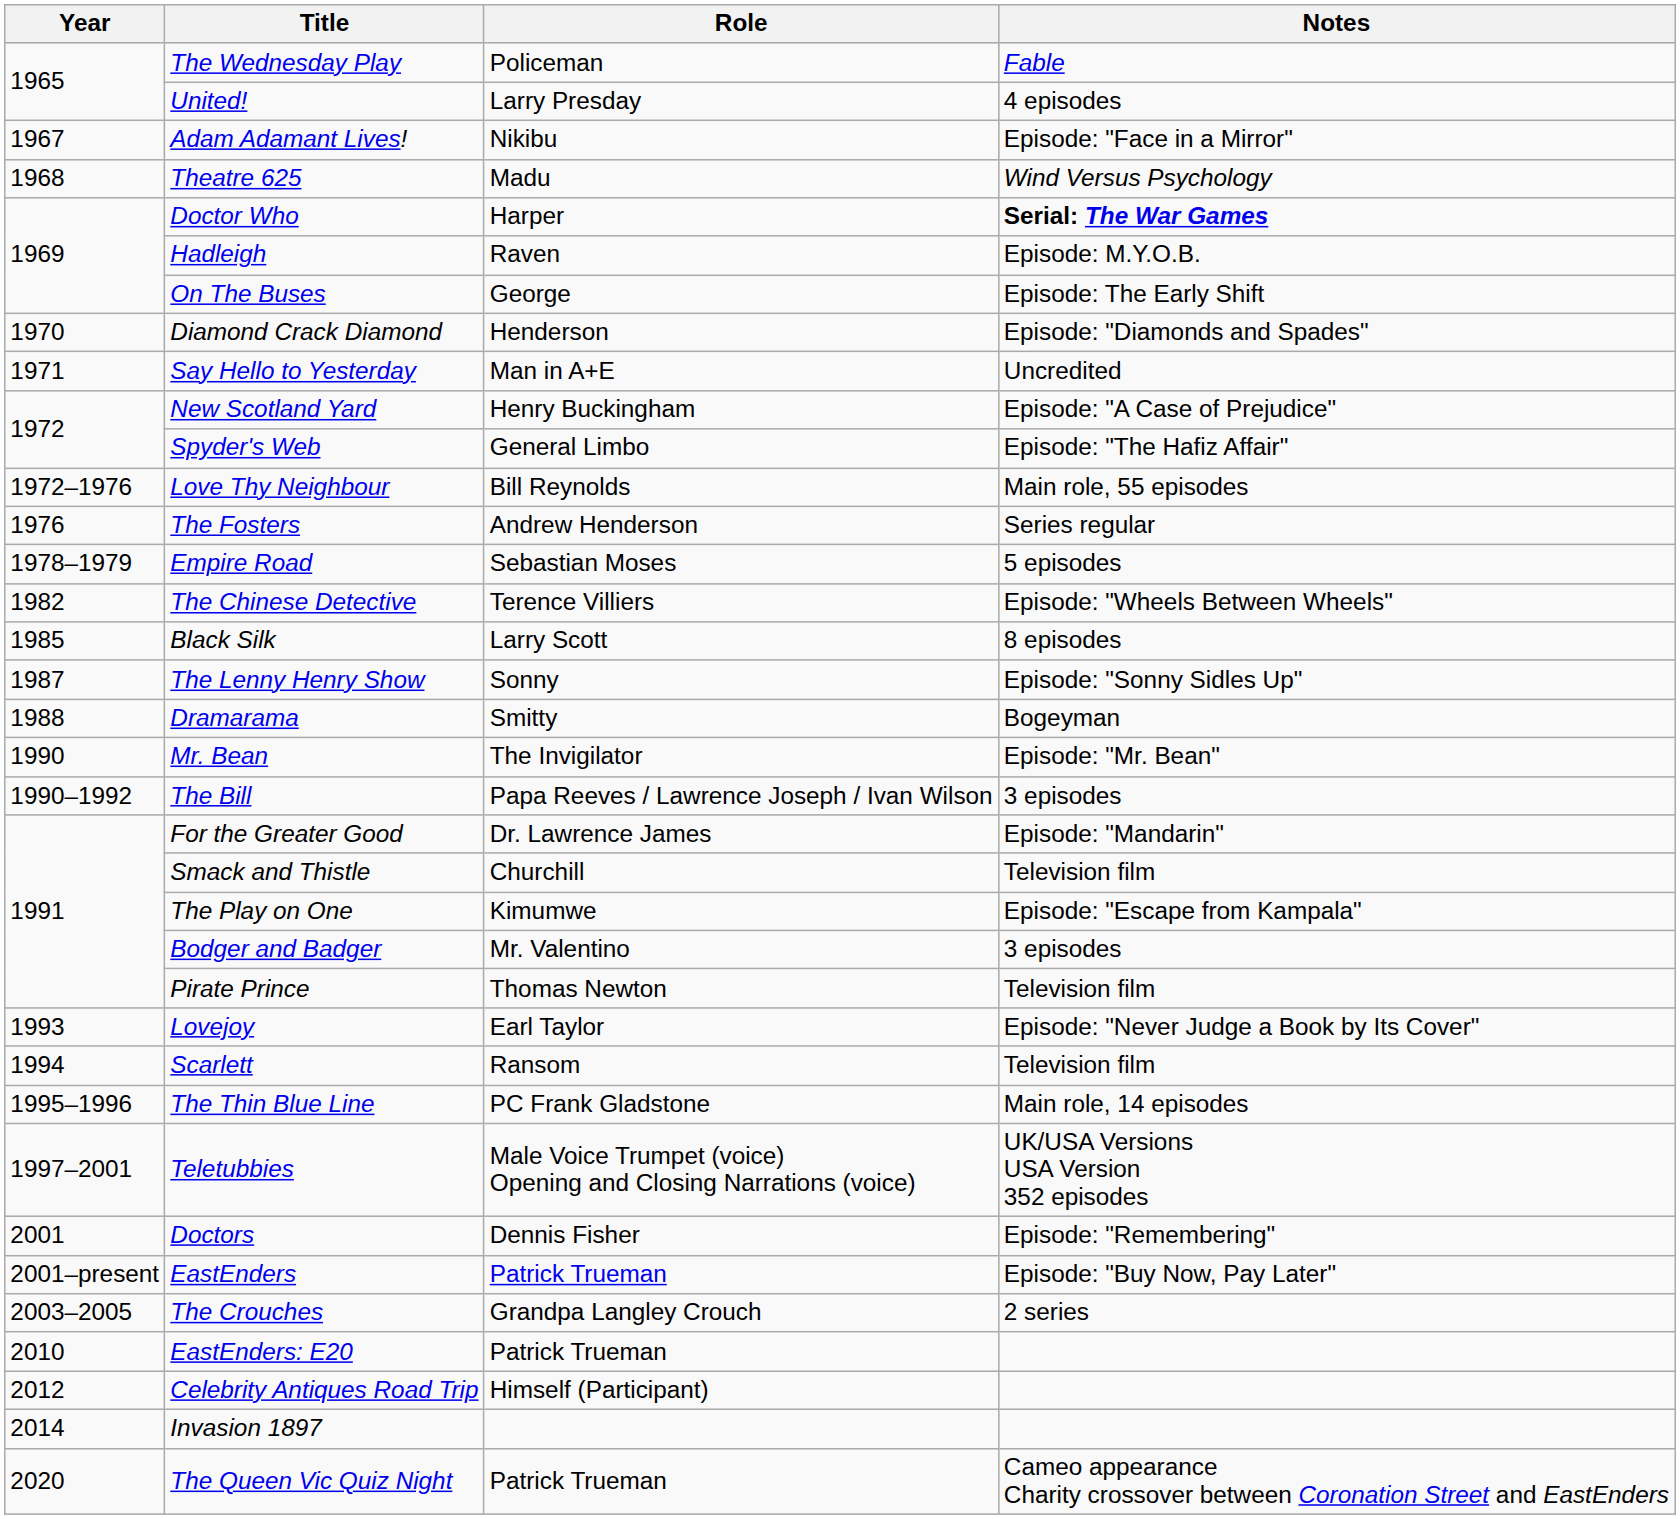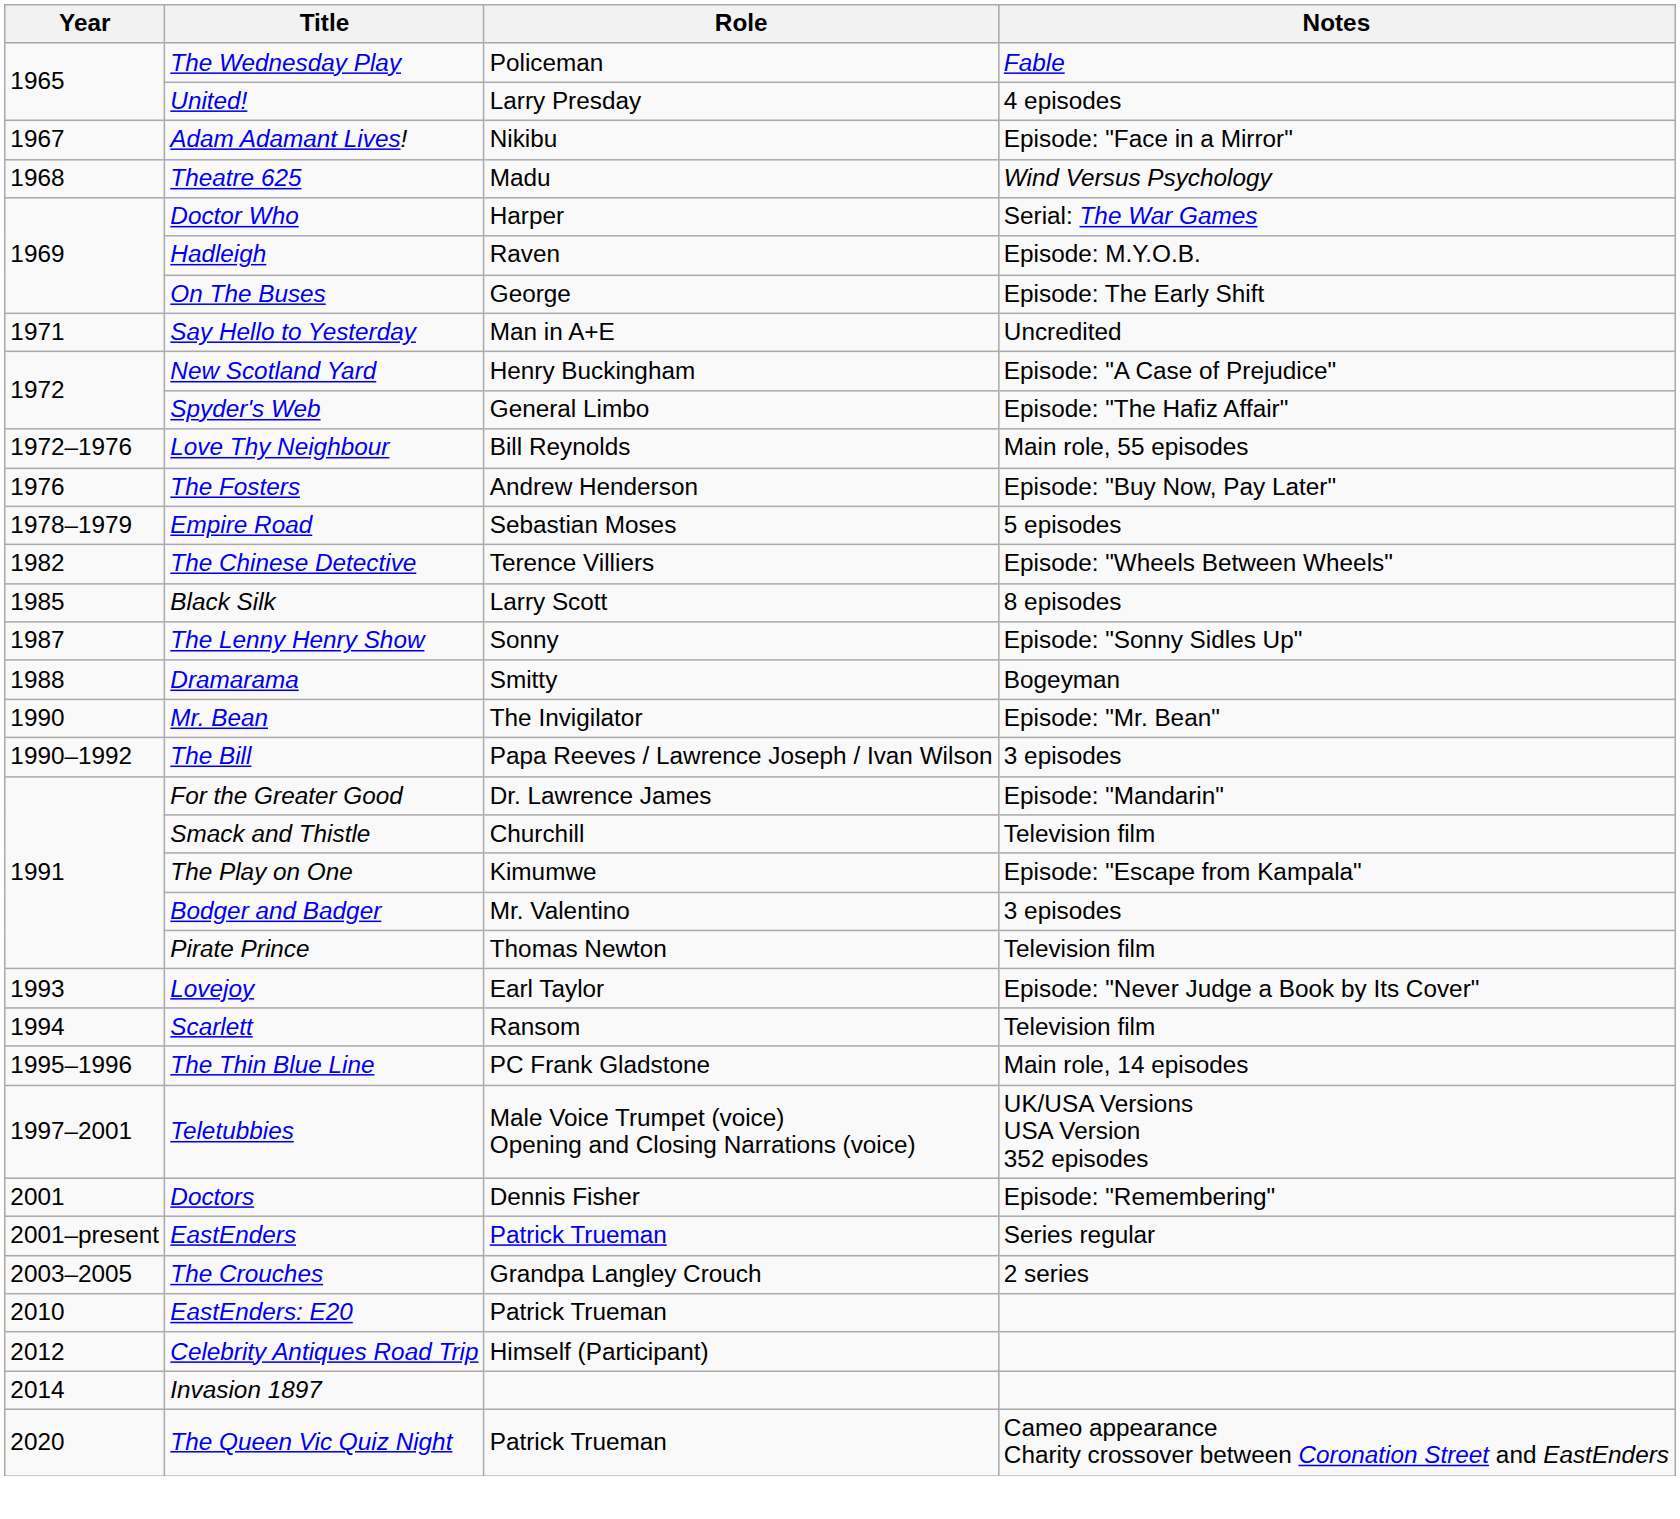(1136, 216) bold -> (1131, 216) normal
- row: (306, 332)
(1080, 525) Series regular -> (1170, 486) Episode: "Buy Now, Pay Later"
(1170, 1274) Episode: "Buy Now, Pay Later" -> (1080, 1235) Series regular
